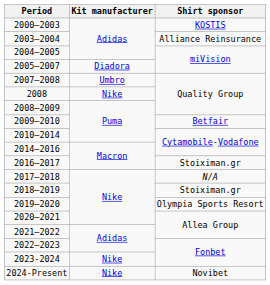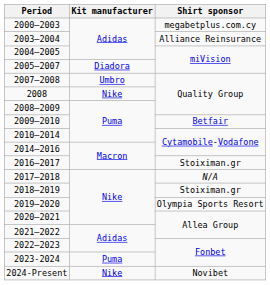(210, 25) KOSTIS -> (210, 25) megabetplus.com.cy
(112, 259) Nike -> (112, 259) Puma
